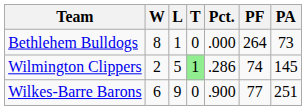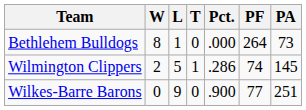(195, 67) lightgreen background -> (195, 67) no background
(157, 92) 6 -> (157, 92) 0
